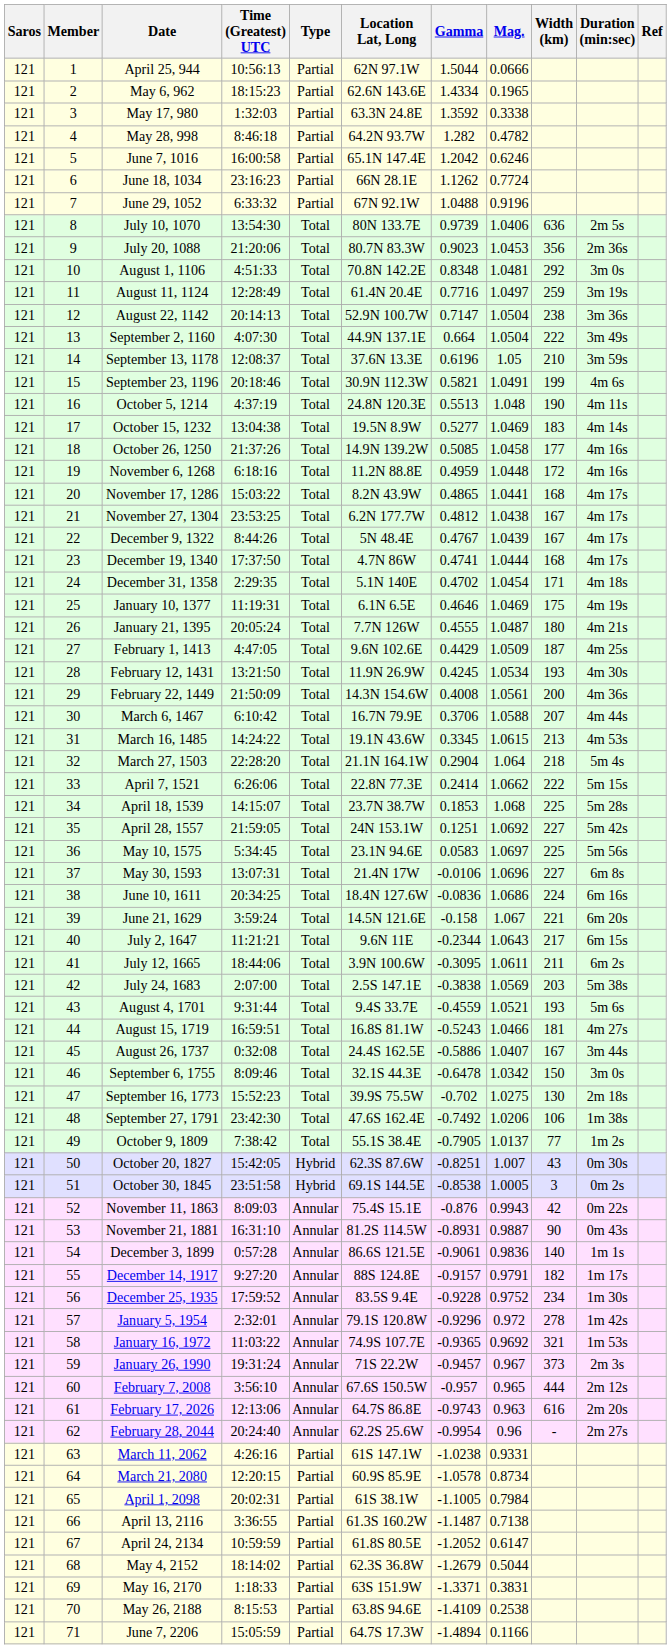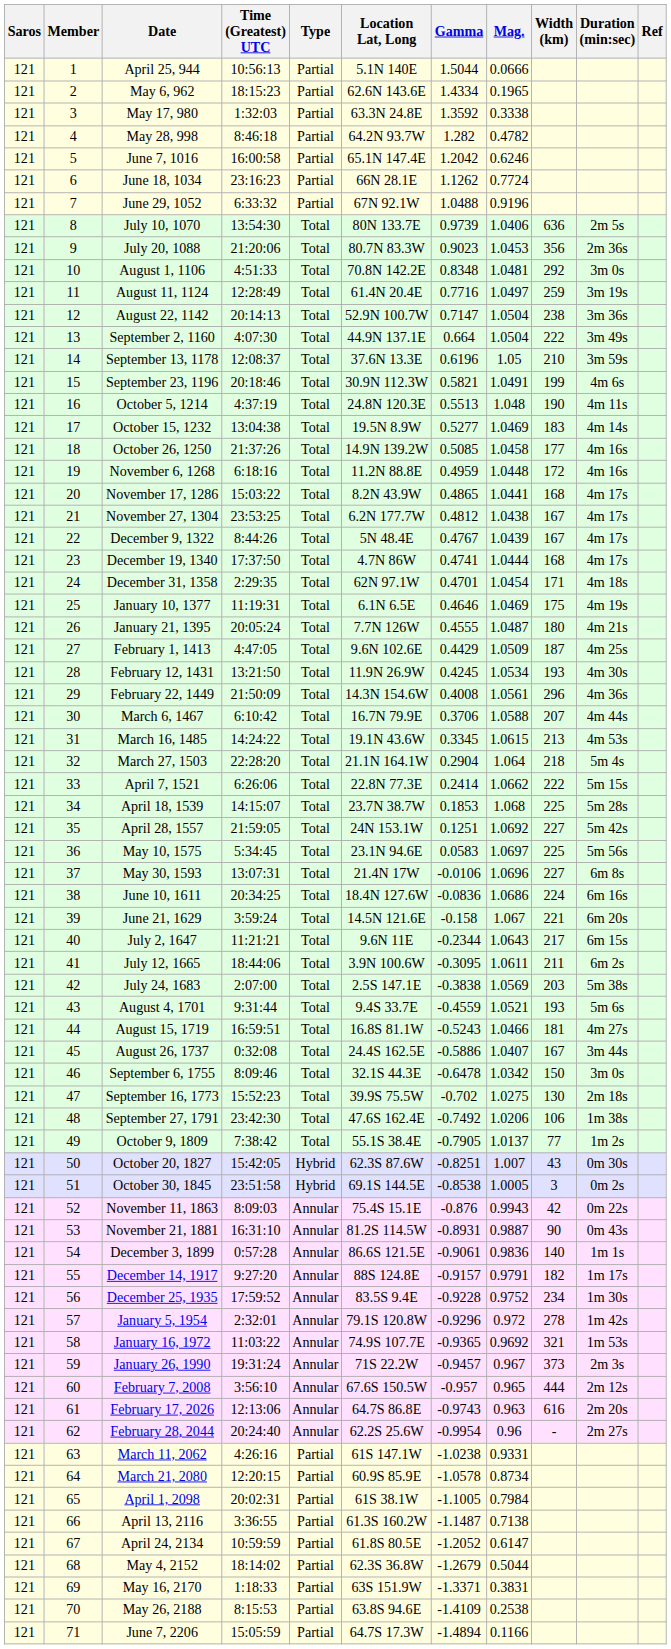(387, 69) 62N 97.1W -> (387, 69) 5.1N 140E
(387, 583) 5.1N 140E -> (387, 583) 62N 97.1W
(459, 583) 0.4702 -> (459, 583) 0.4701
(554, 694) 200 -> (554, 694) 296
